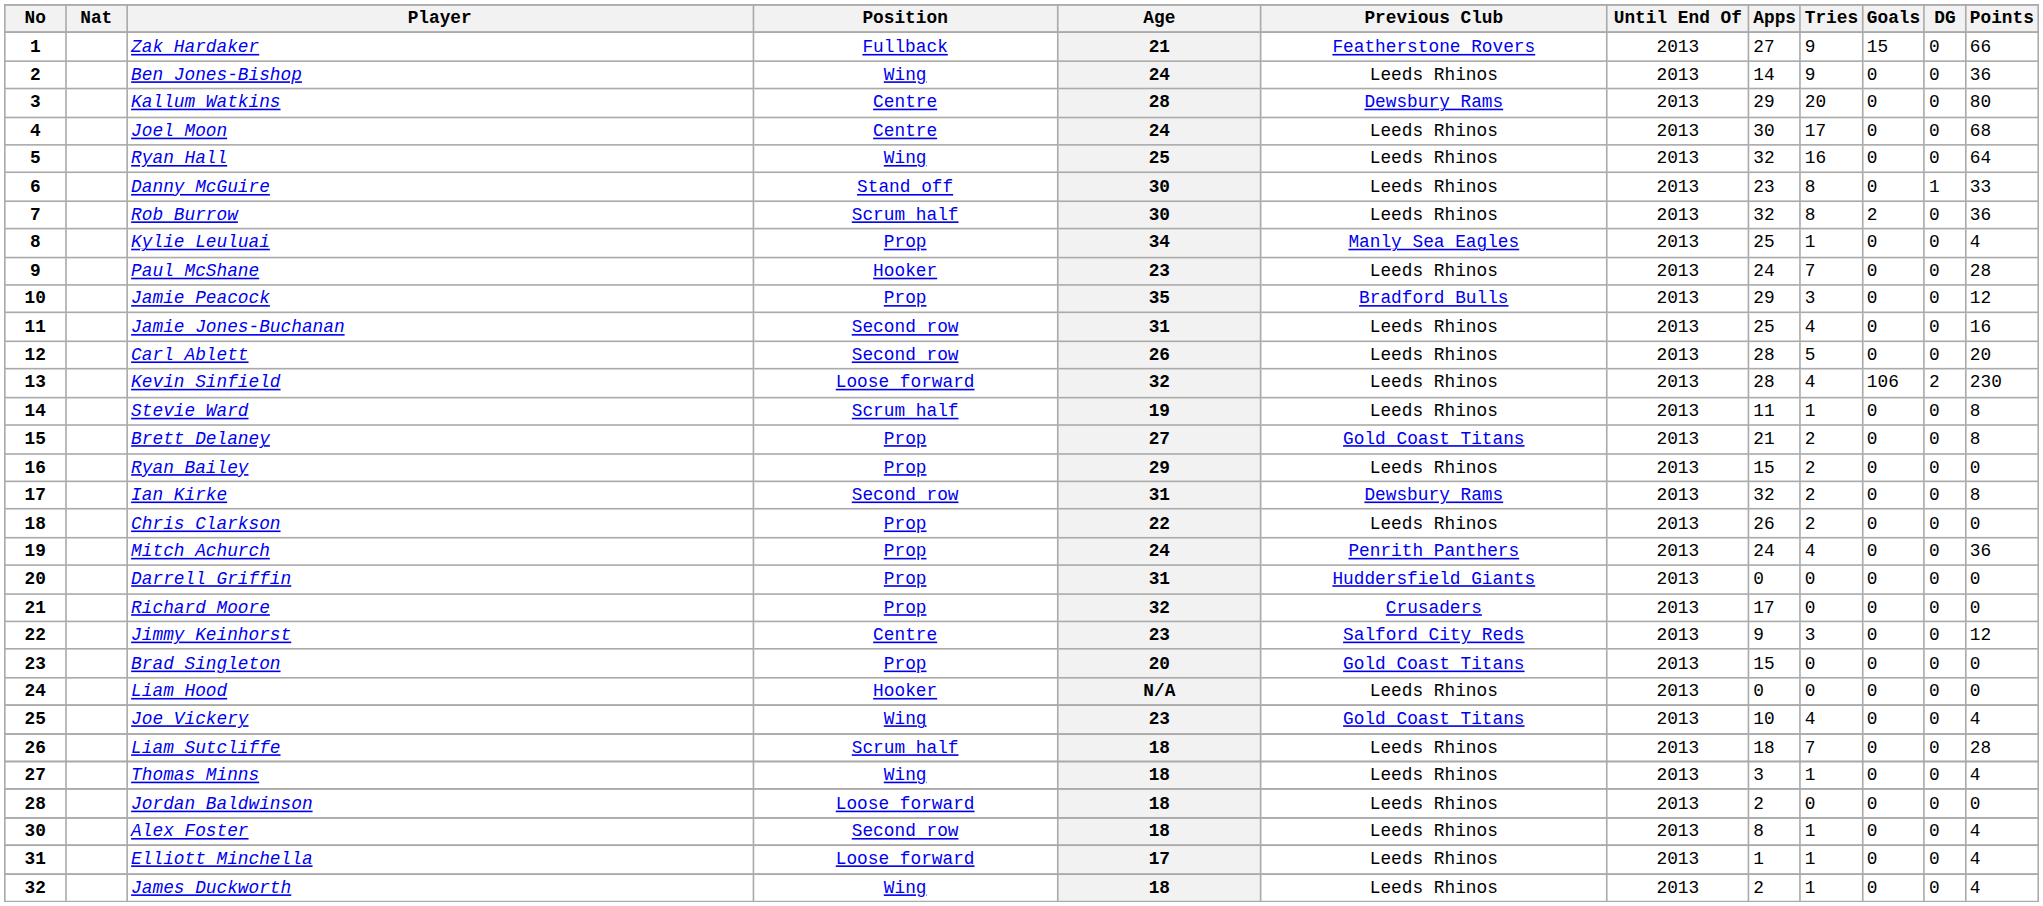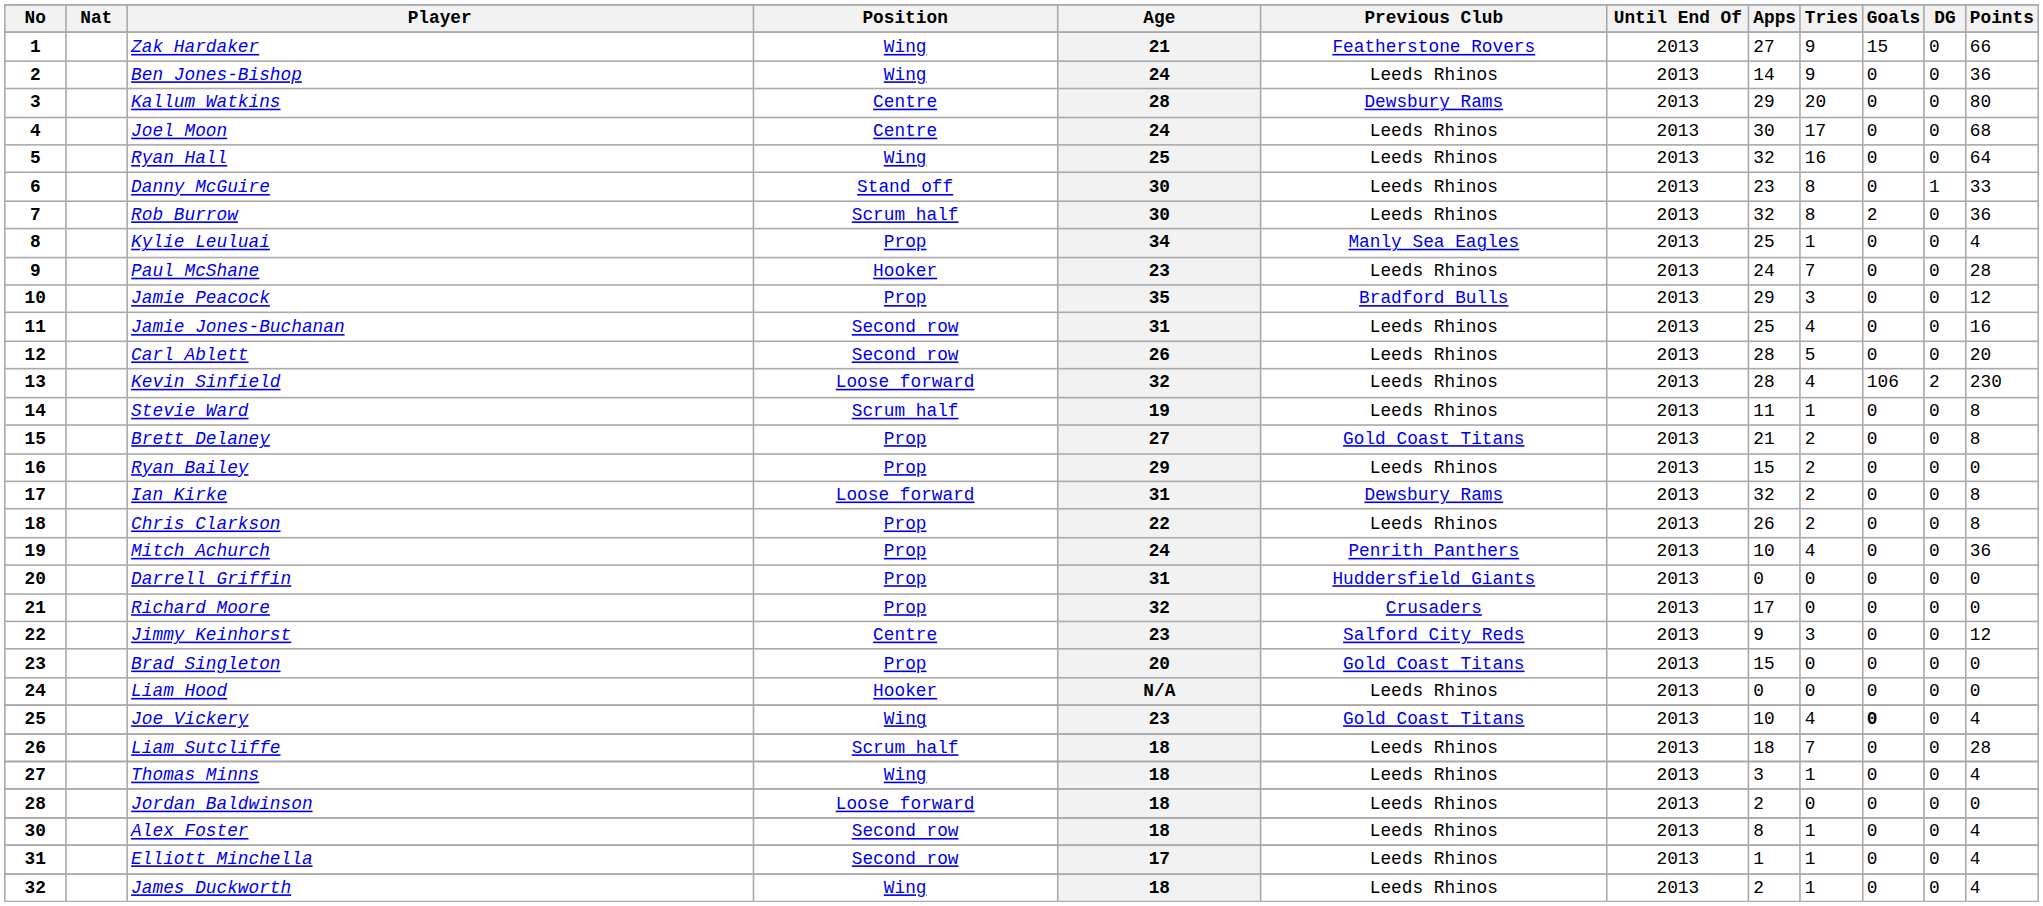(905, 47) Fullback -> (905, 47) Wing
(905, 495) Second row -> (905, 495) Loose forward
(1975, 523) 0 -> (1975, 523) 8
(1764, 551) 24 -> (1764, 551) 10
(1872, 719) normal -> (1872, 719) bold
(905, 860) Loose forward -> (905, 860) Second row
